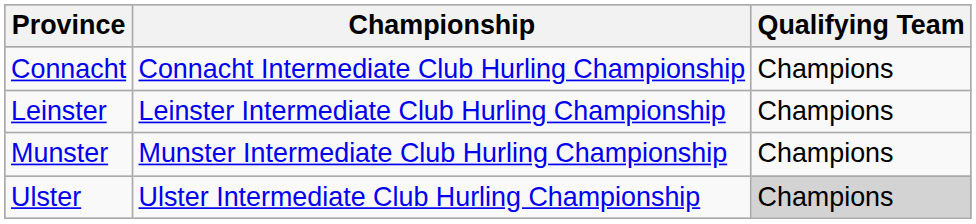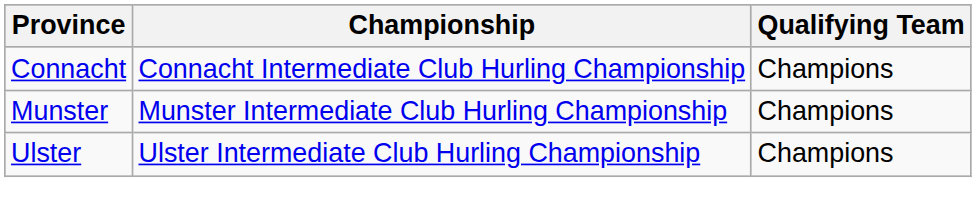- row: (59, 111)
(826, 196) lightgrey background -> (826, 153) no background
